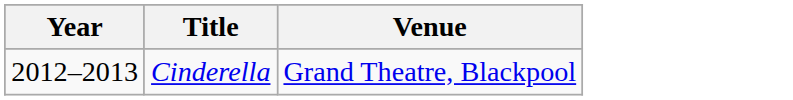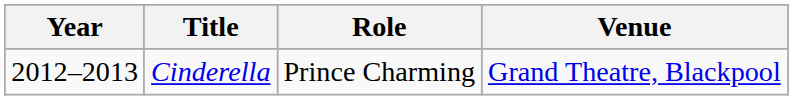+ column: (379, 26)
